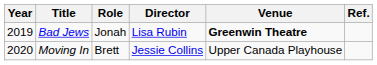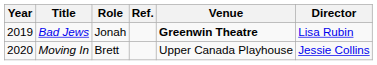columns swapped: (167, 13) <-> (359, 13)
